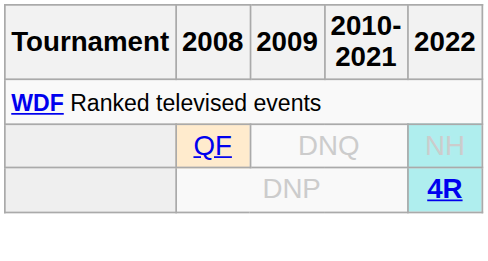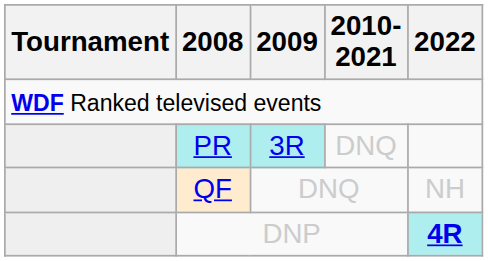+ row: (213, 145)
(445, 145) paleturquoise background -> (445, 189) no background
